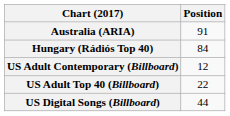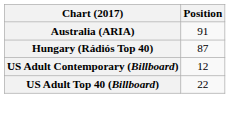(203, 48) 84 -> (203, 48) 87
- row: (93, 102)
